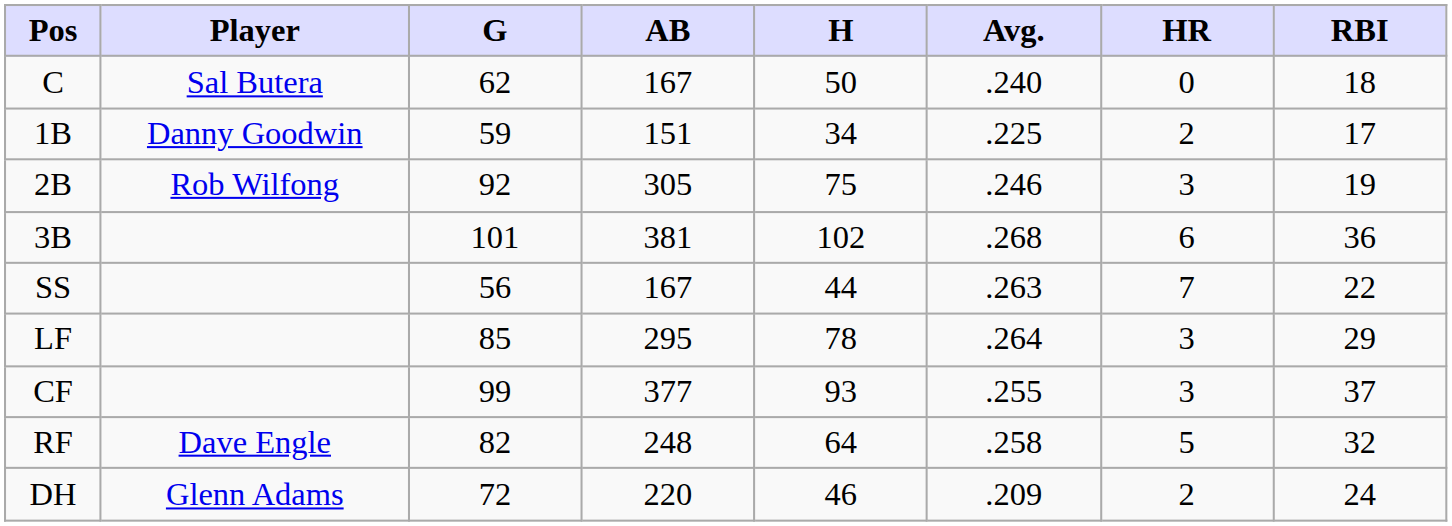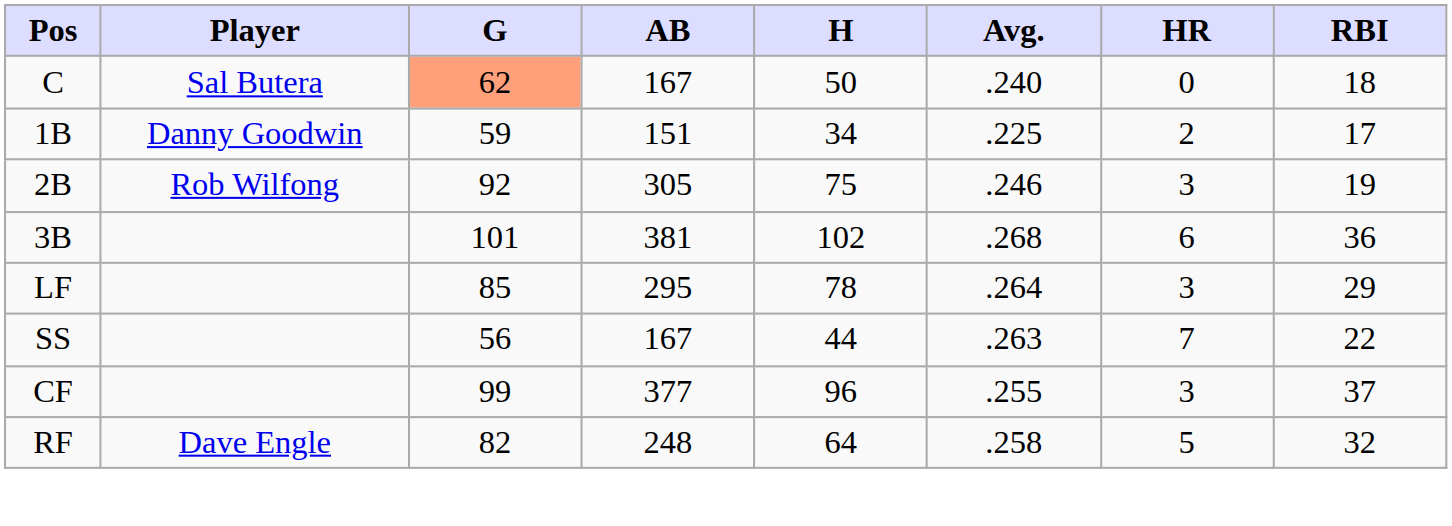(495, 81) no background -> (495, 81) lightsalmon background
rows swapped: (53, 287) <-> (53, 339)
(841, 390) 93 -> (841, 390) 96
- row: (53, 493)
